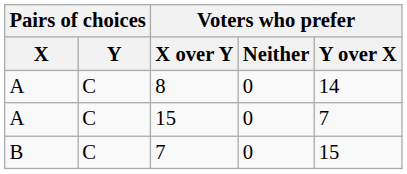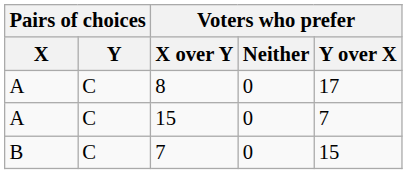(329, 86) 14 -> (329, 86) 17
